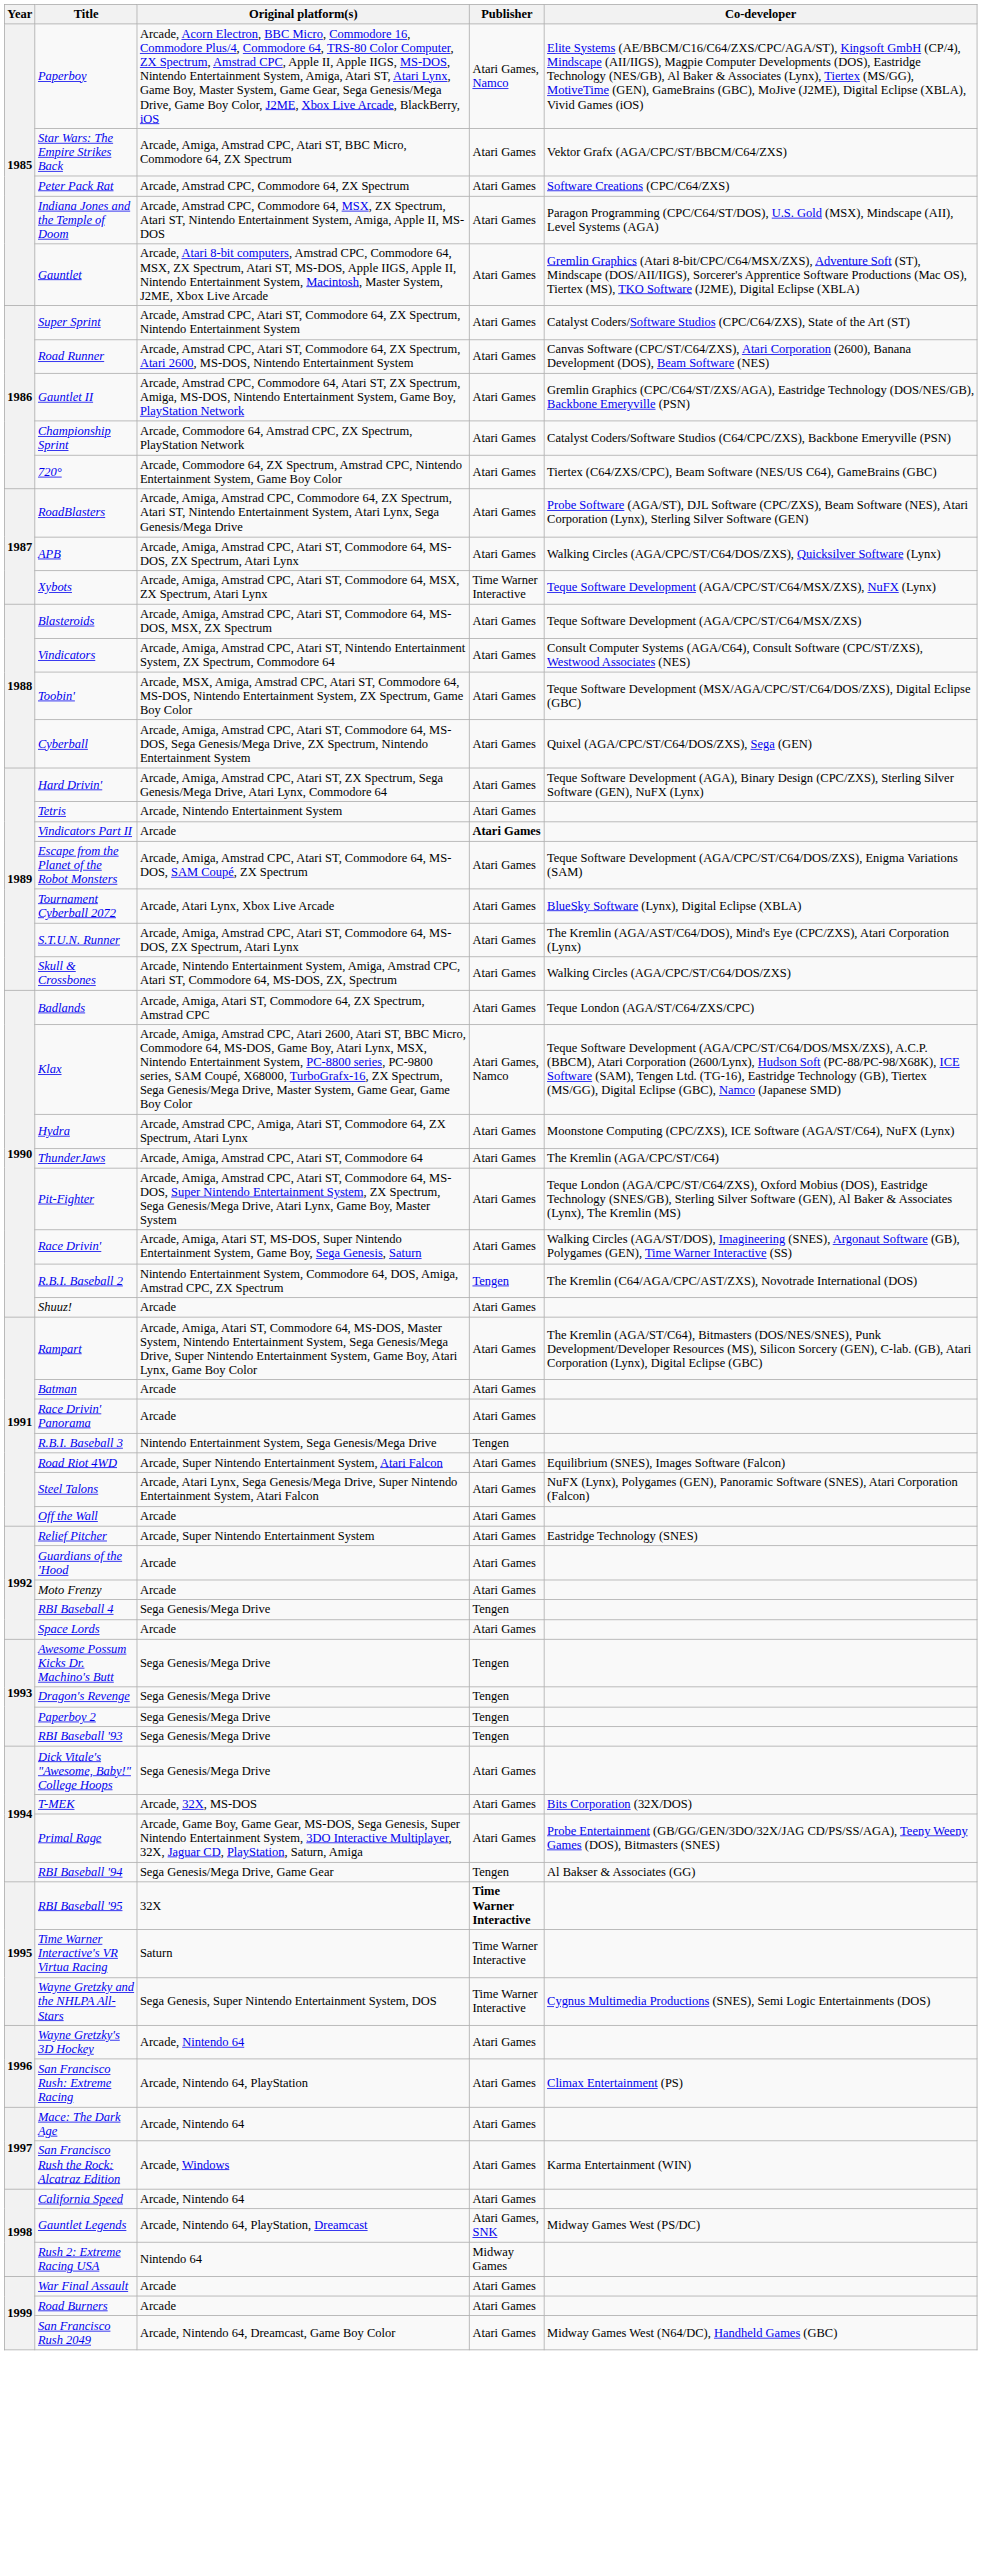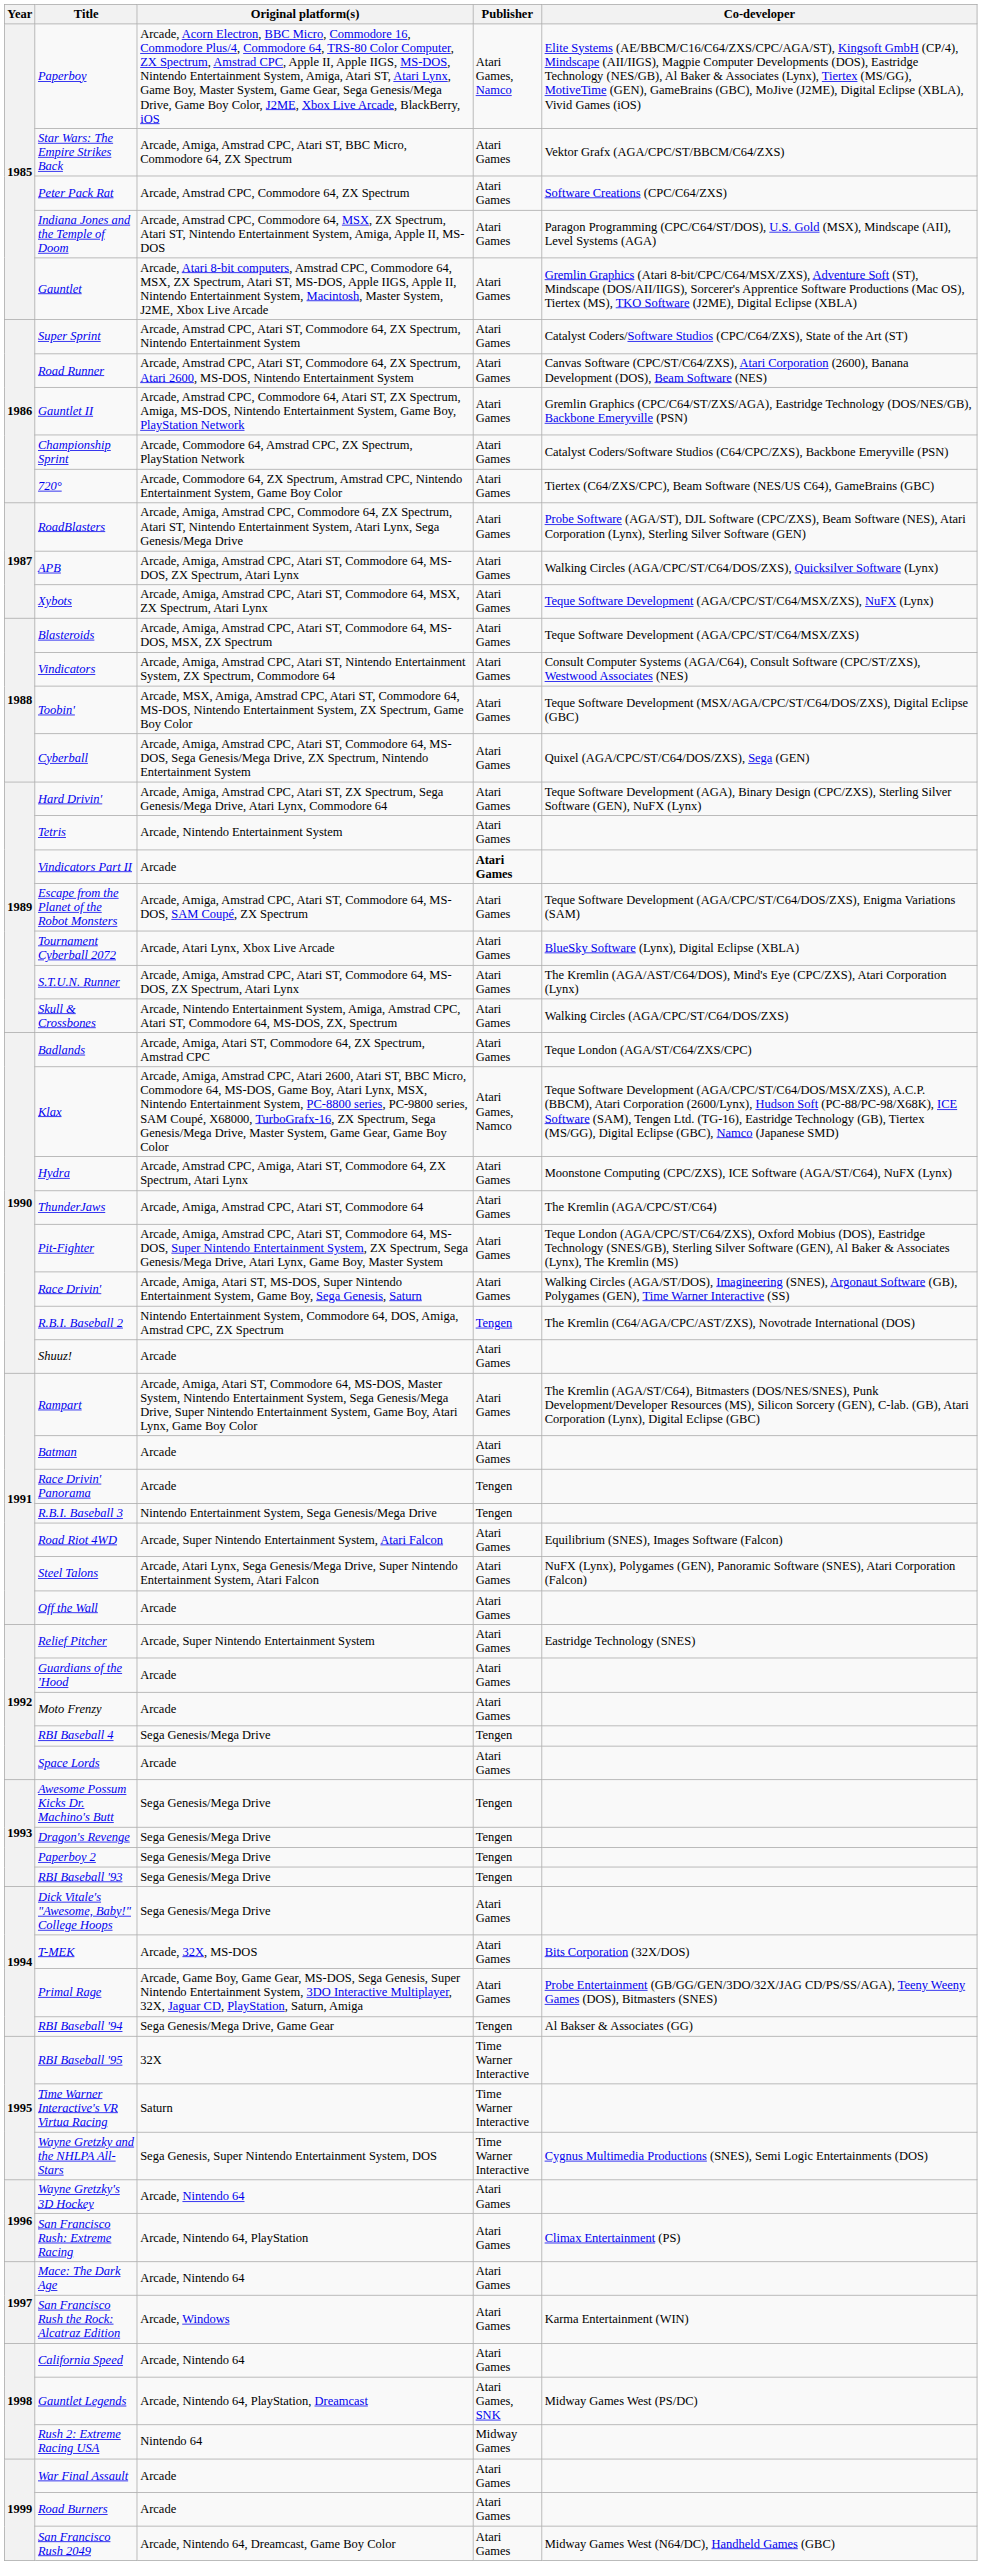(505, 587) Time Warner Interactive -> (493, 601) Atari Games
(504, 1416) Atari Games -> (494, 1486) Tengen
(502, 1905) bold -> (502, 2060) normal
